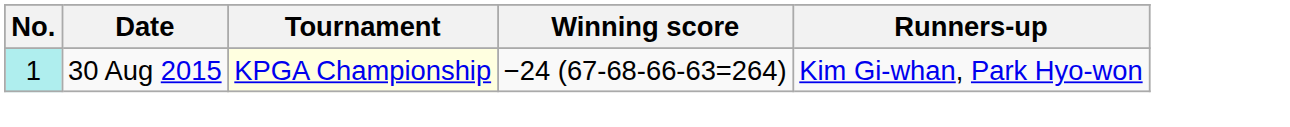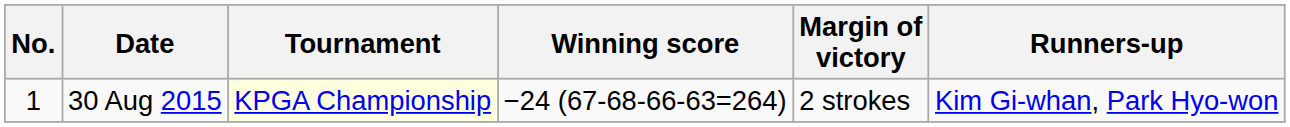+ column: (861, 42)
(33, 70) paleturquoise background -> (33, 101) no background
